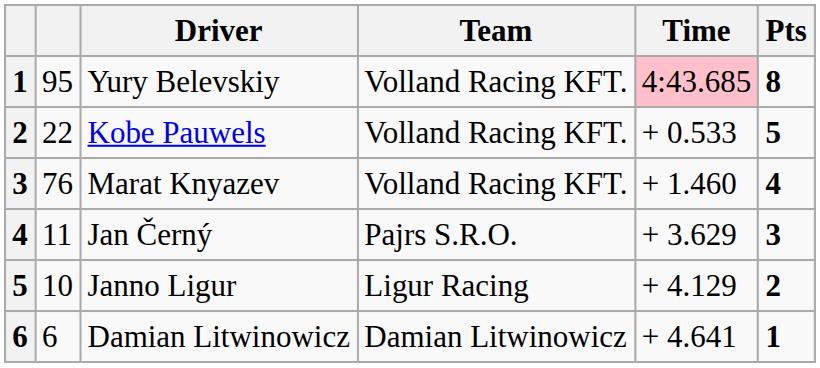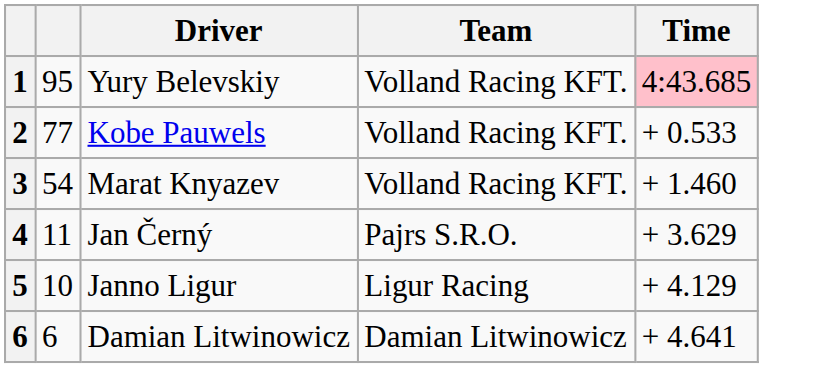- column: (786, 30)
(58, 132) 22 -> (58, 132) 77
(58, 183) 76 -> (58, 183) 54
